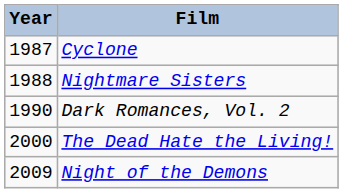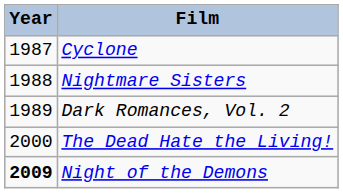(31, 111) 1990 -> (31, 111) 1989
(31, 172) normal -> (31, 172) bold
